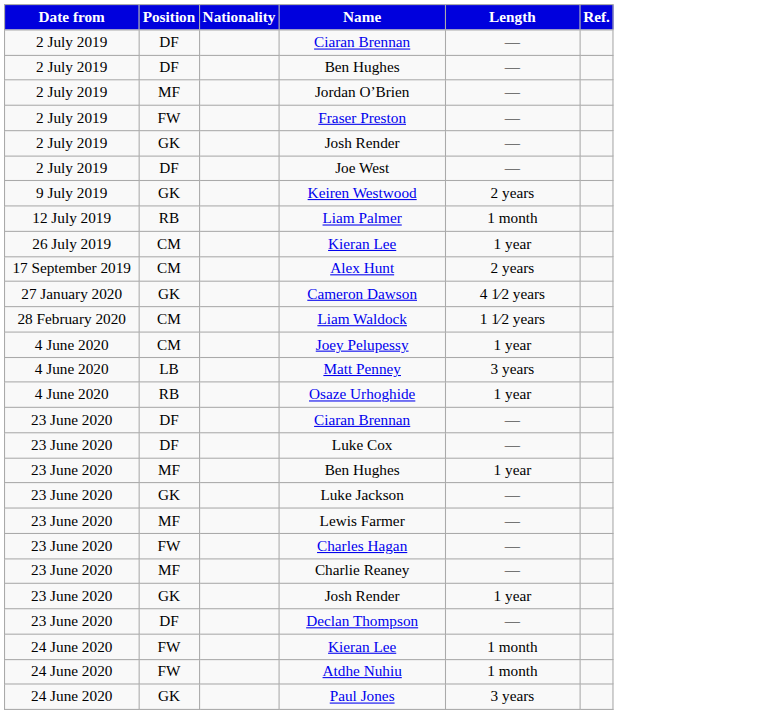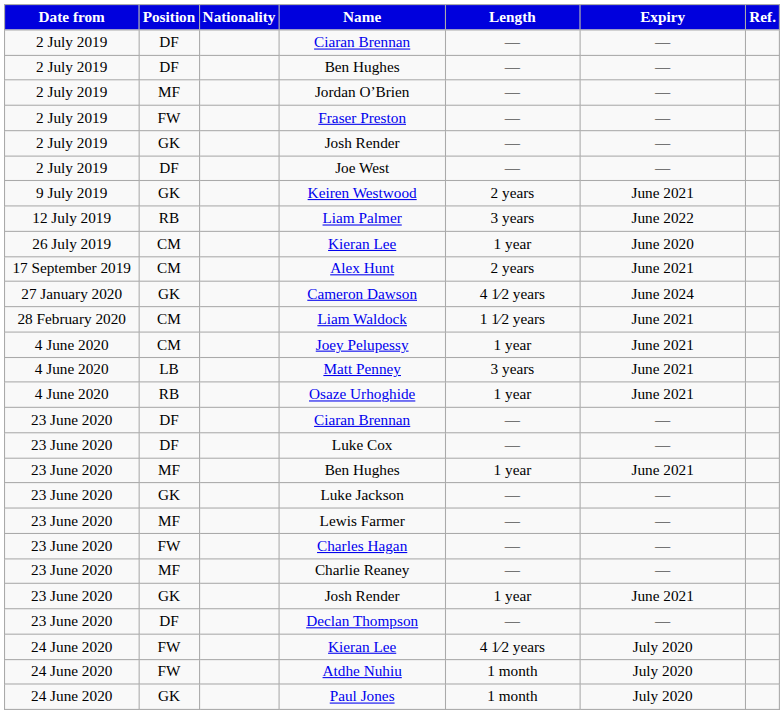+ column: (663, 17)
(512, 218) 1 month -> (512, 218) 3 years
(512, 646) 1 month -> (512, 646) 4 1⁄2 years
(512, 697) 3 years -> (512, 697) 1 month
